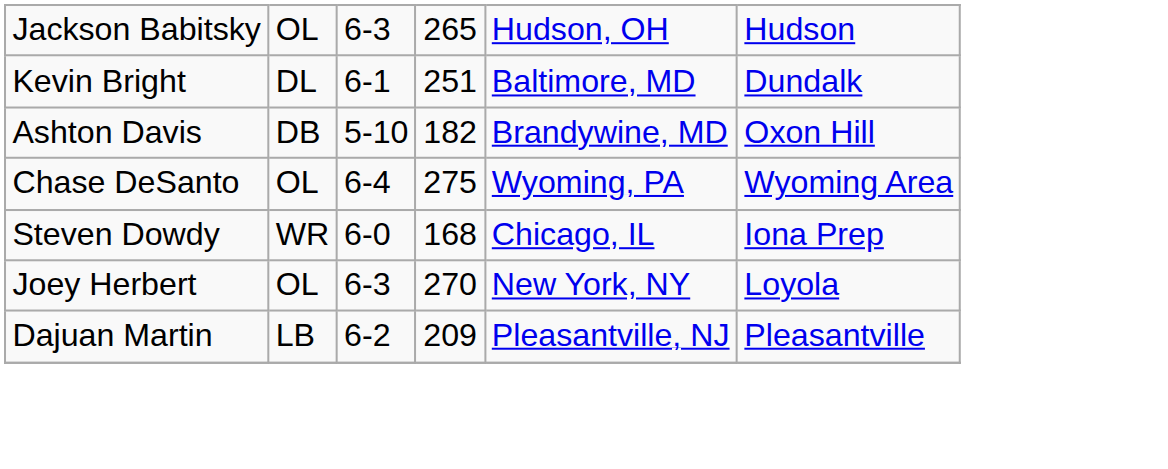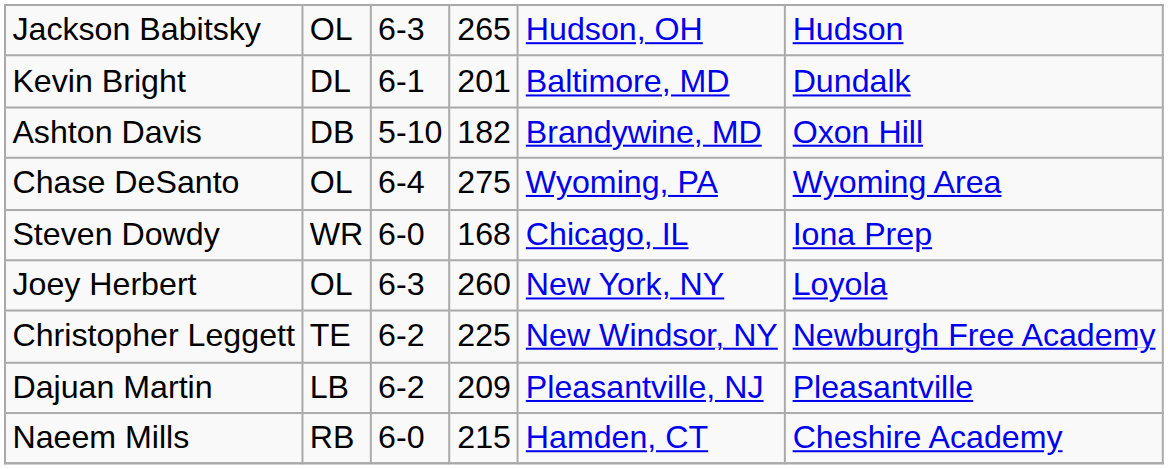(450, 81) 251 -> (484, 81) 201
(450, 285) 270 -> (484, 285) 260
+ row: (154, 336)
+ row: (101, 438)
